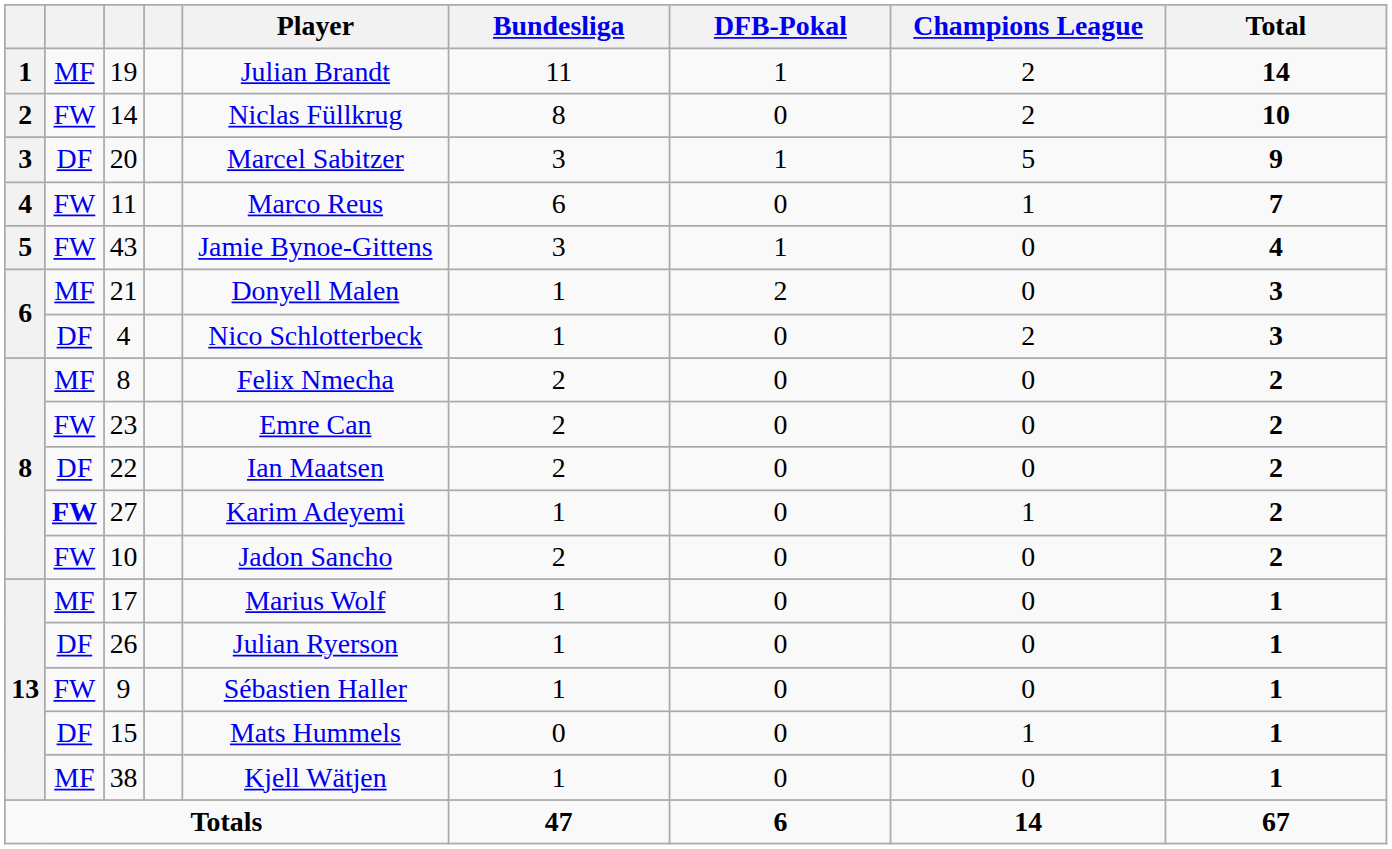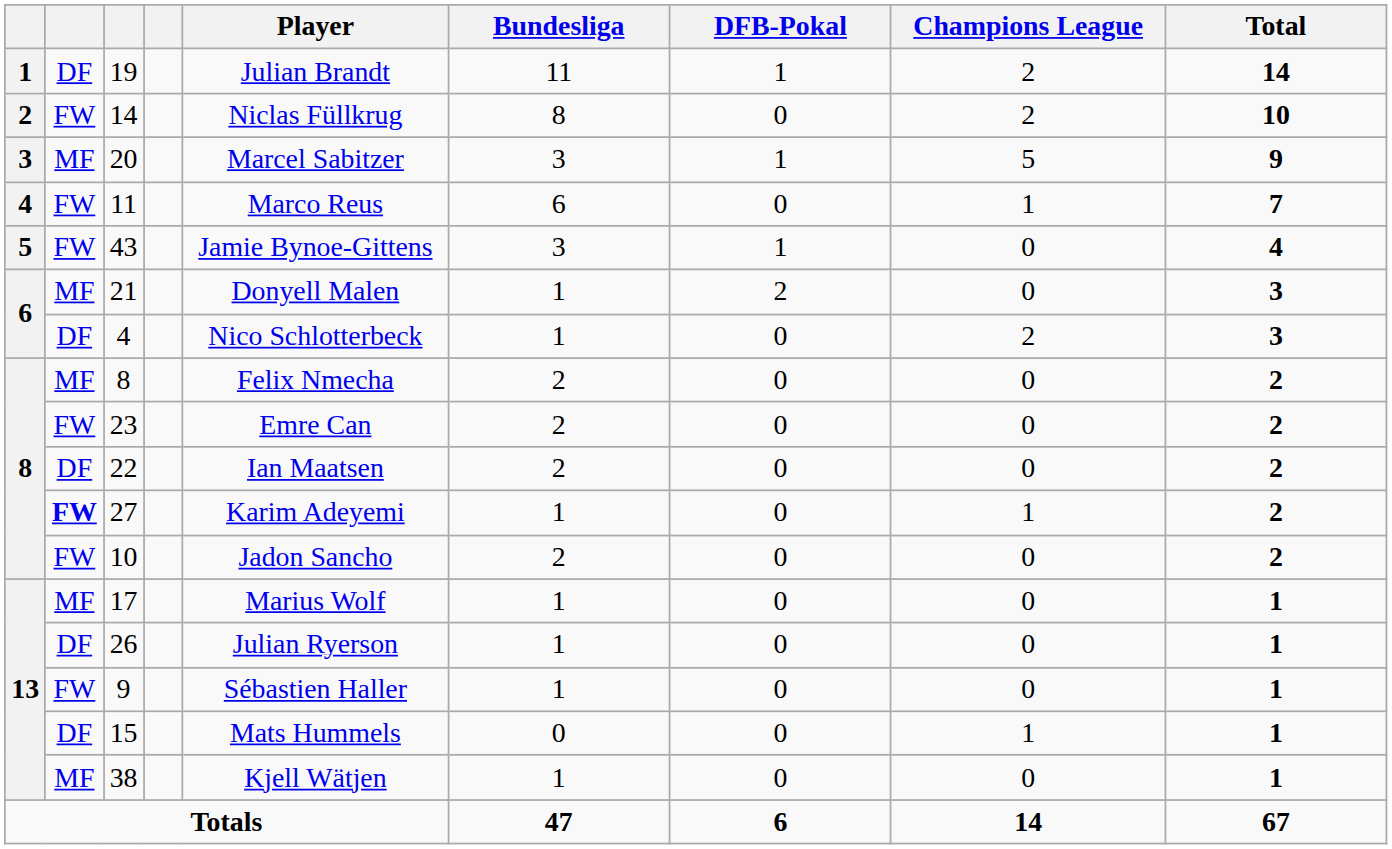(74, 70) MF -> (74, 70) DF
(74, 159) DF -> (74, 159) MF
